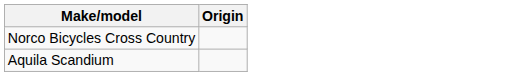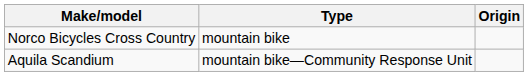+ column: (337, 16)
